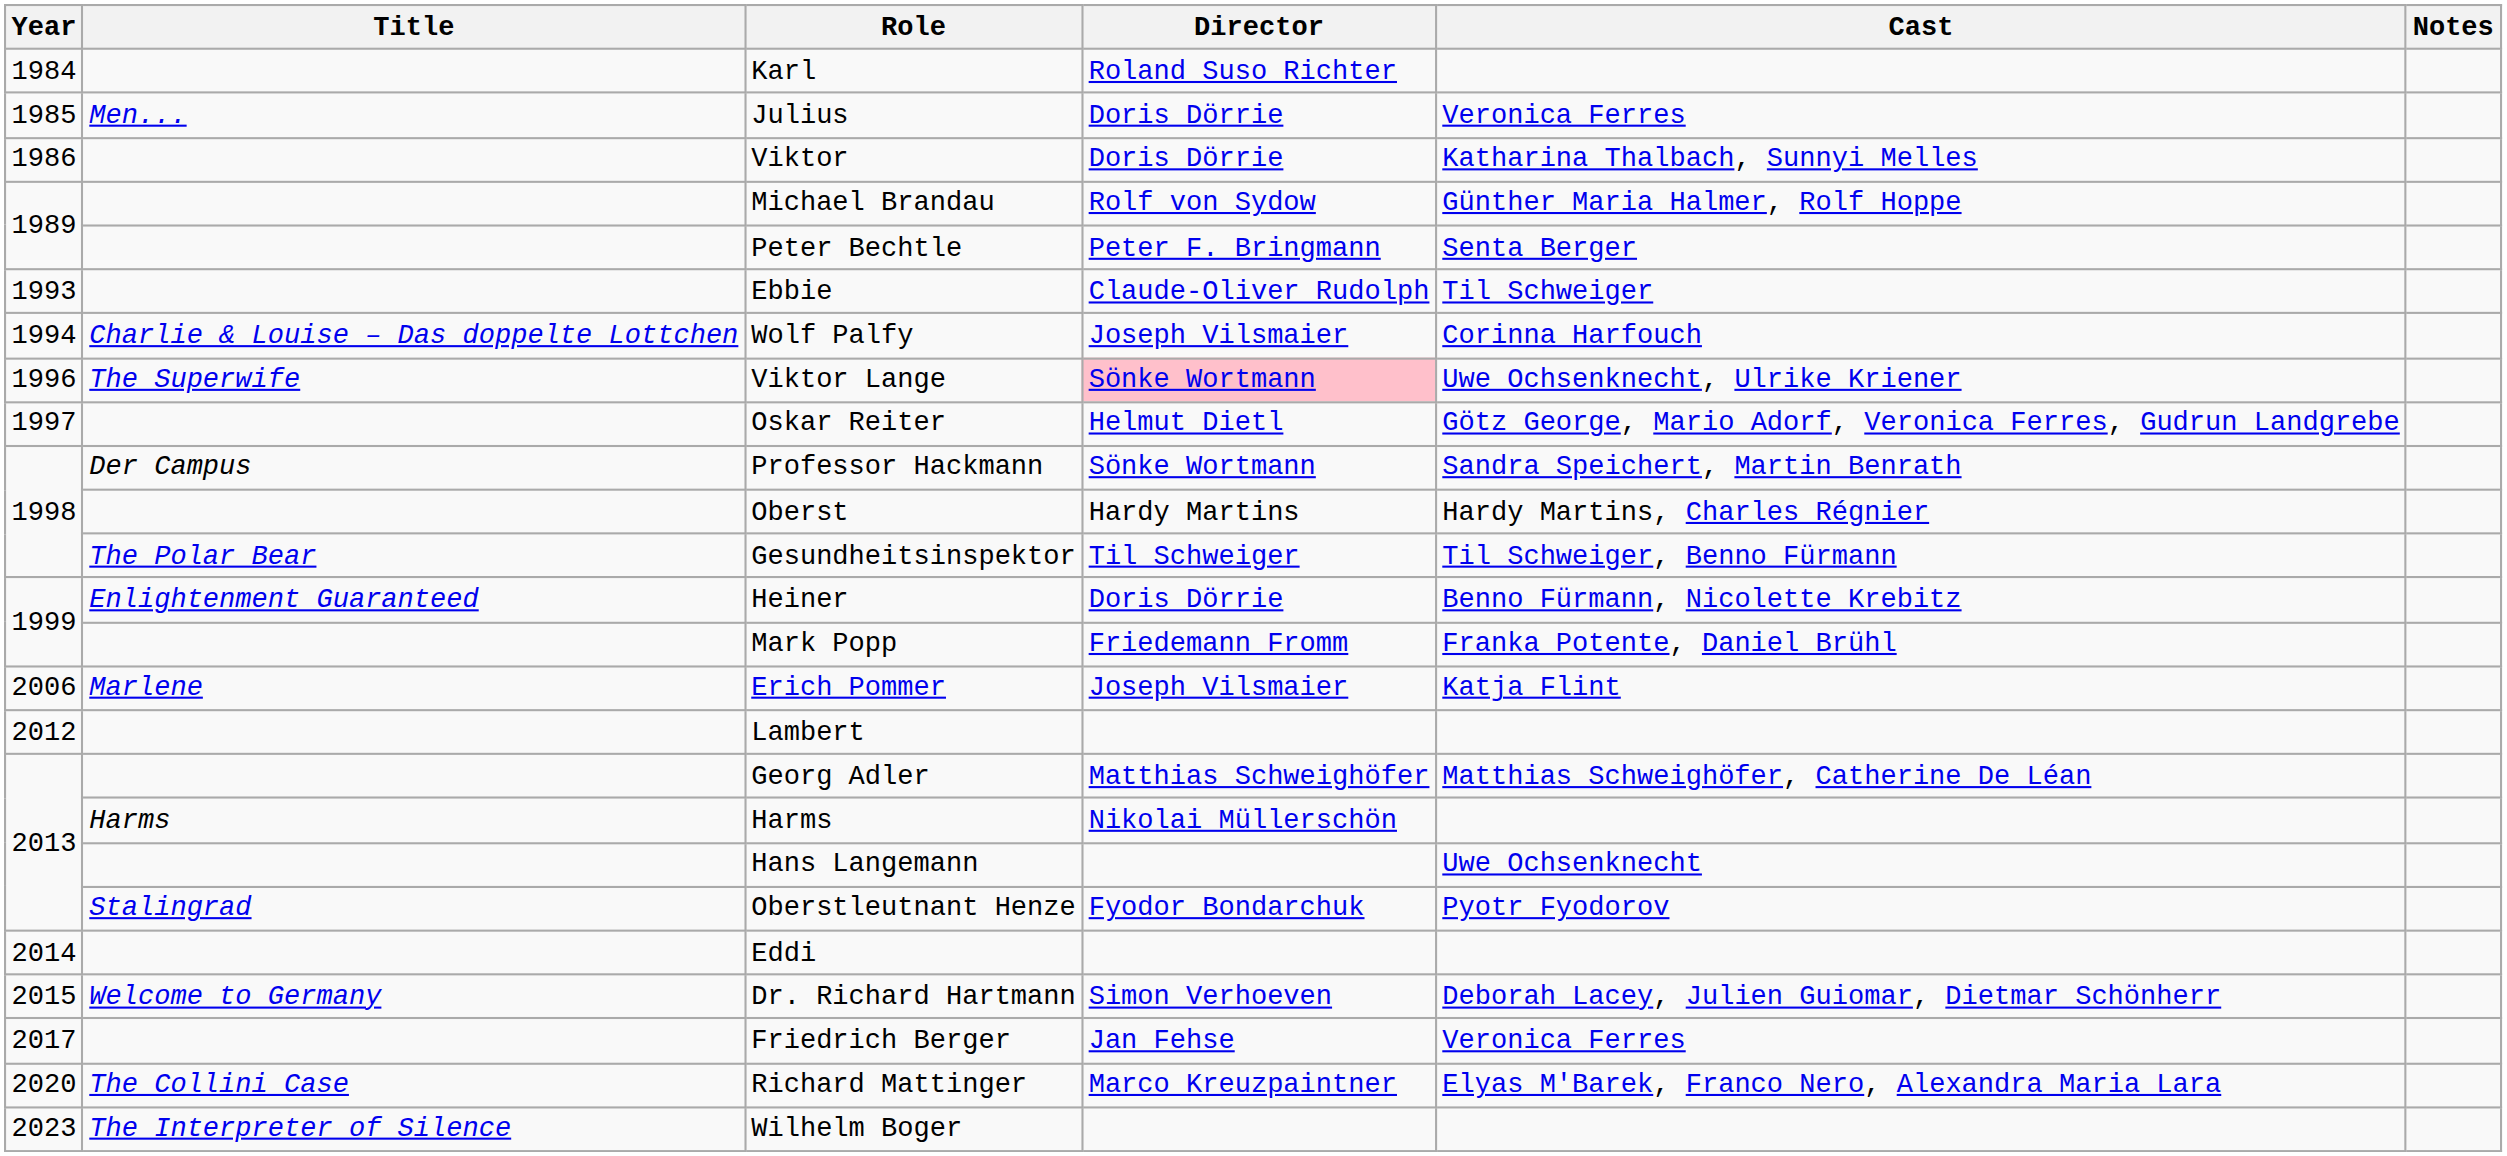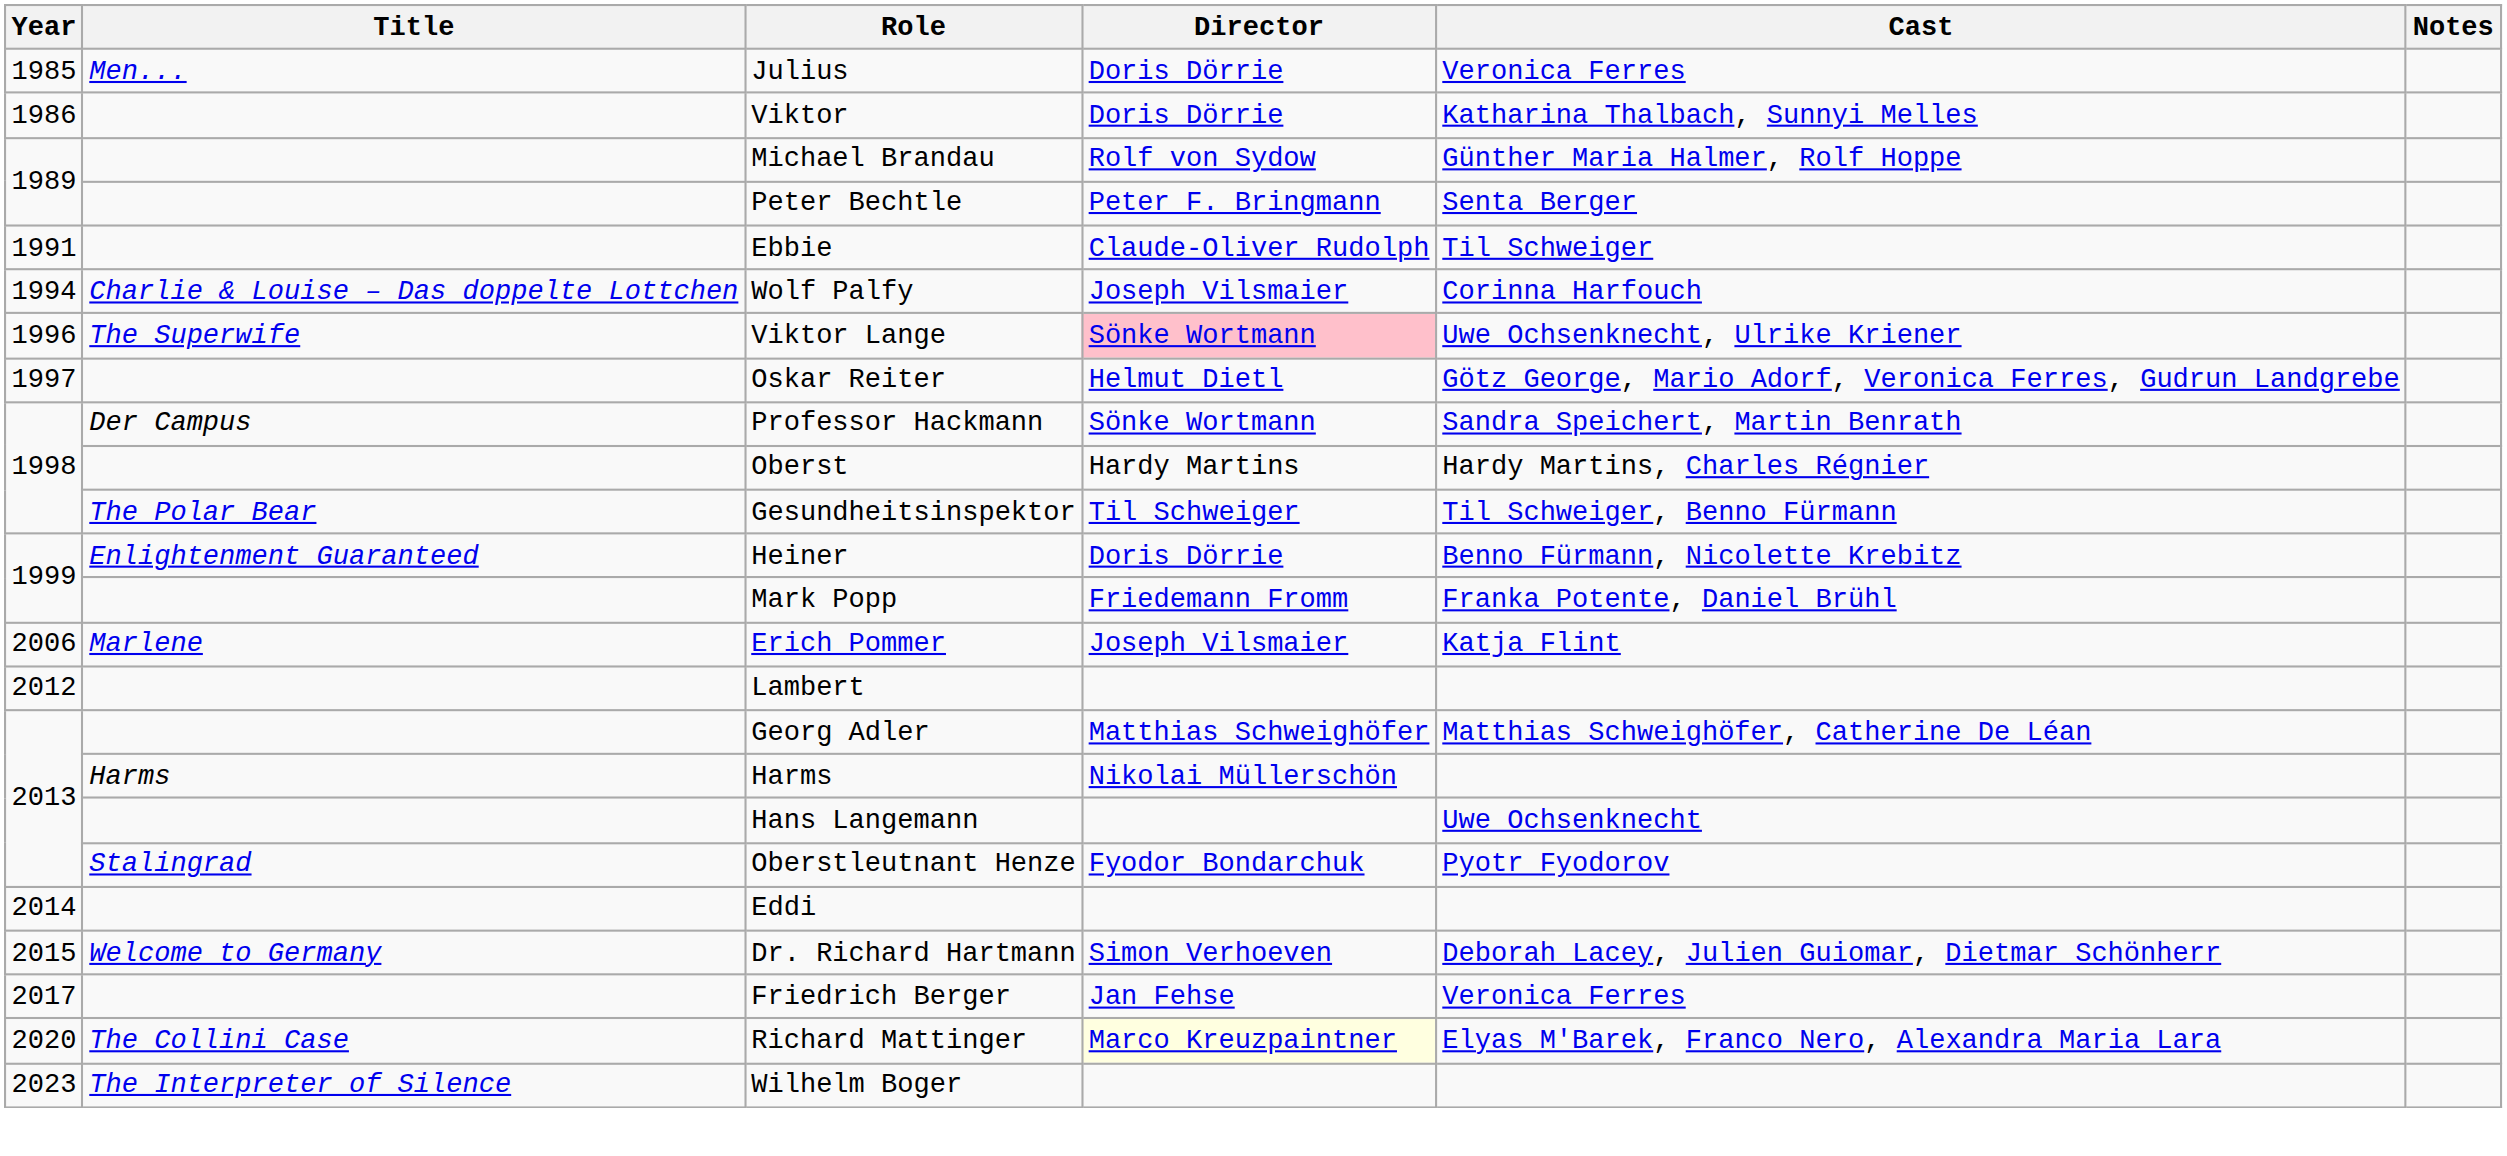- row: (784, 71)
(44, 291) 1993 -> (44, 247) 1991
(1243, 1085) no background -> (1243, 1041) lightyellow background
